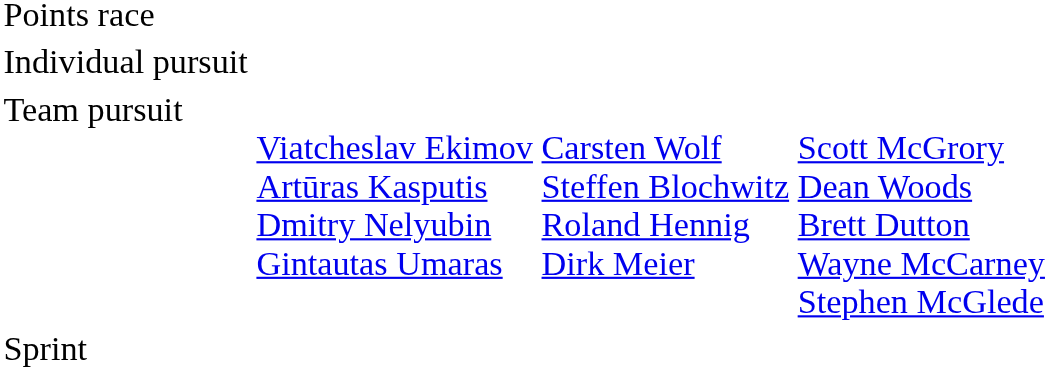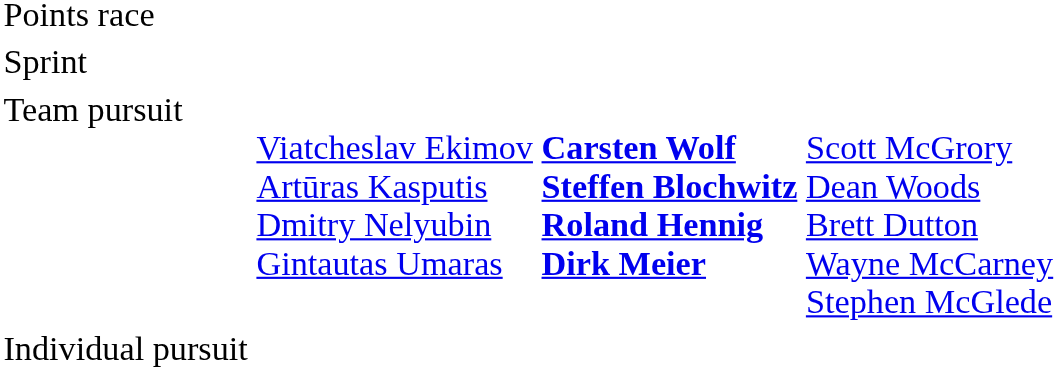rows swapped: (126, 62) <-> (45, 348)
(665, 205) normal -> (669, 205) bold
